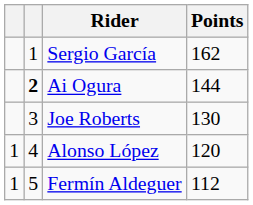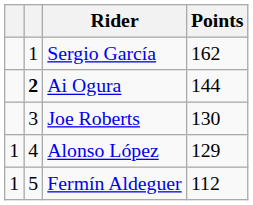(206, 151) 120 -> (206, 151) 129
